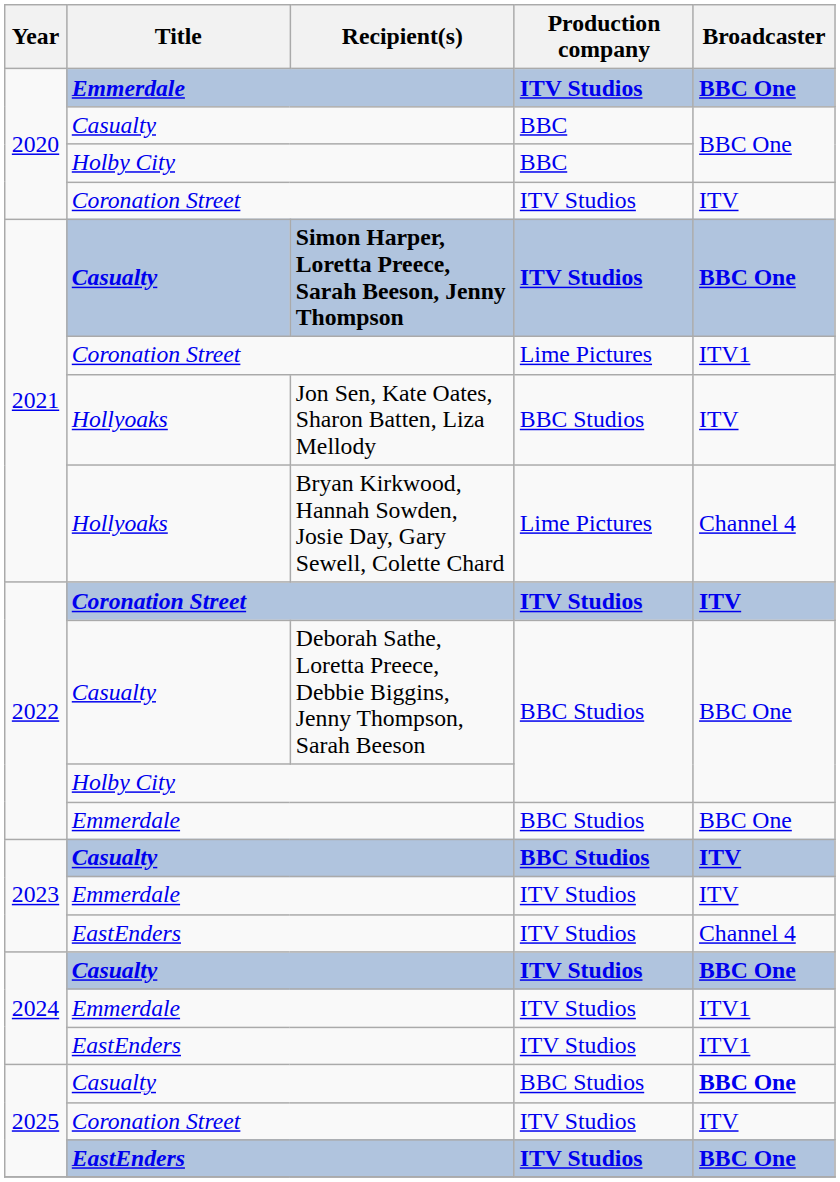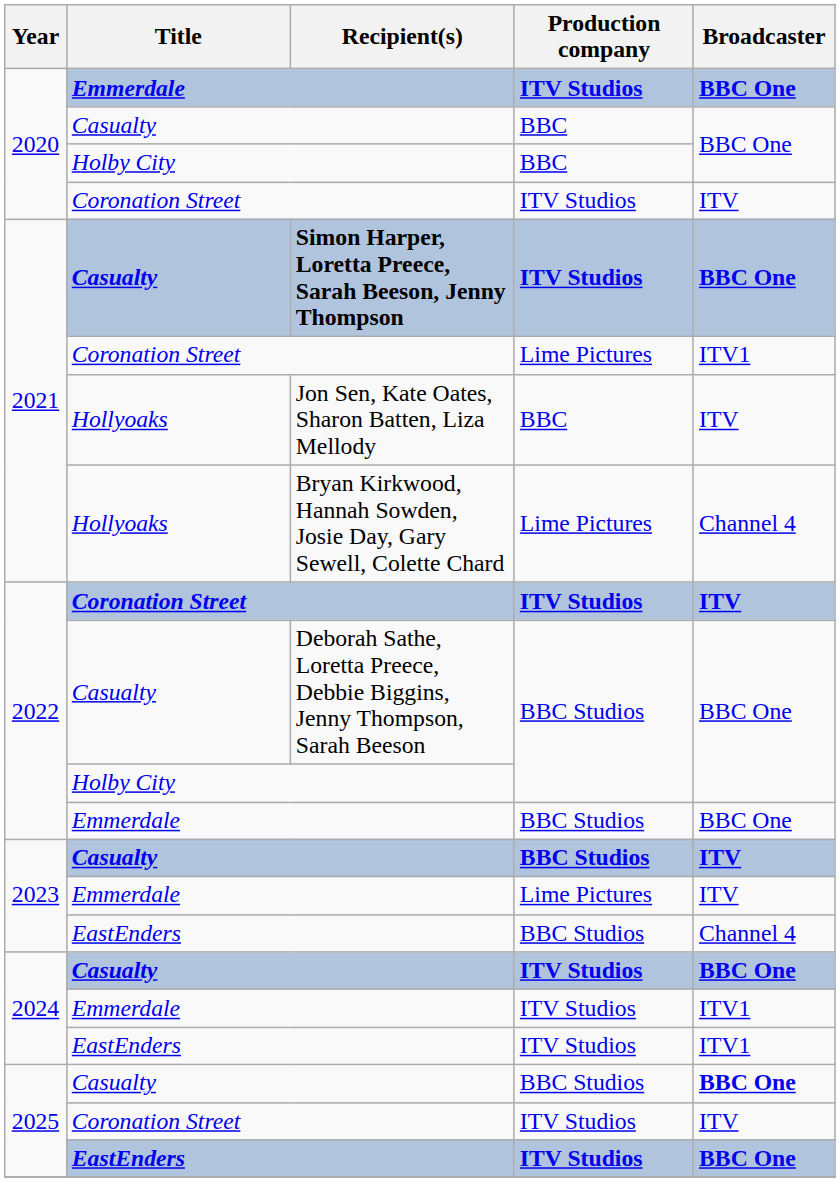(582, 419) BBC Studios -> (544, 419) BBC
(578, 895) ITV Studios -> (586, 895) Lime Pictures
(578, 932) ITV Studios -> (582, 932) BBC Studios
